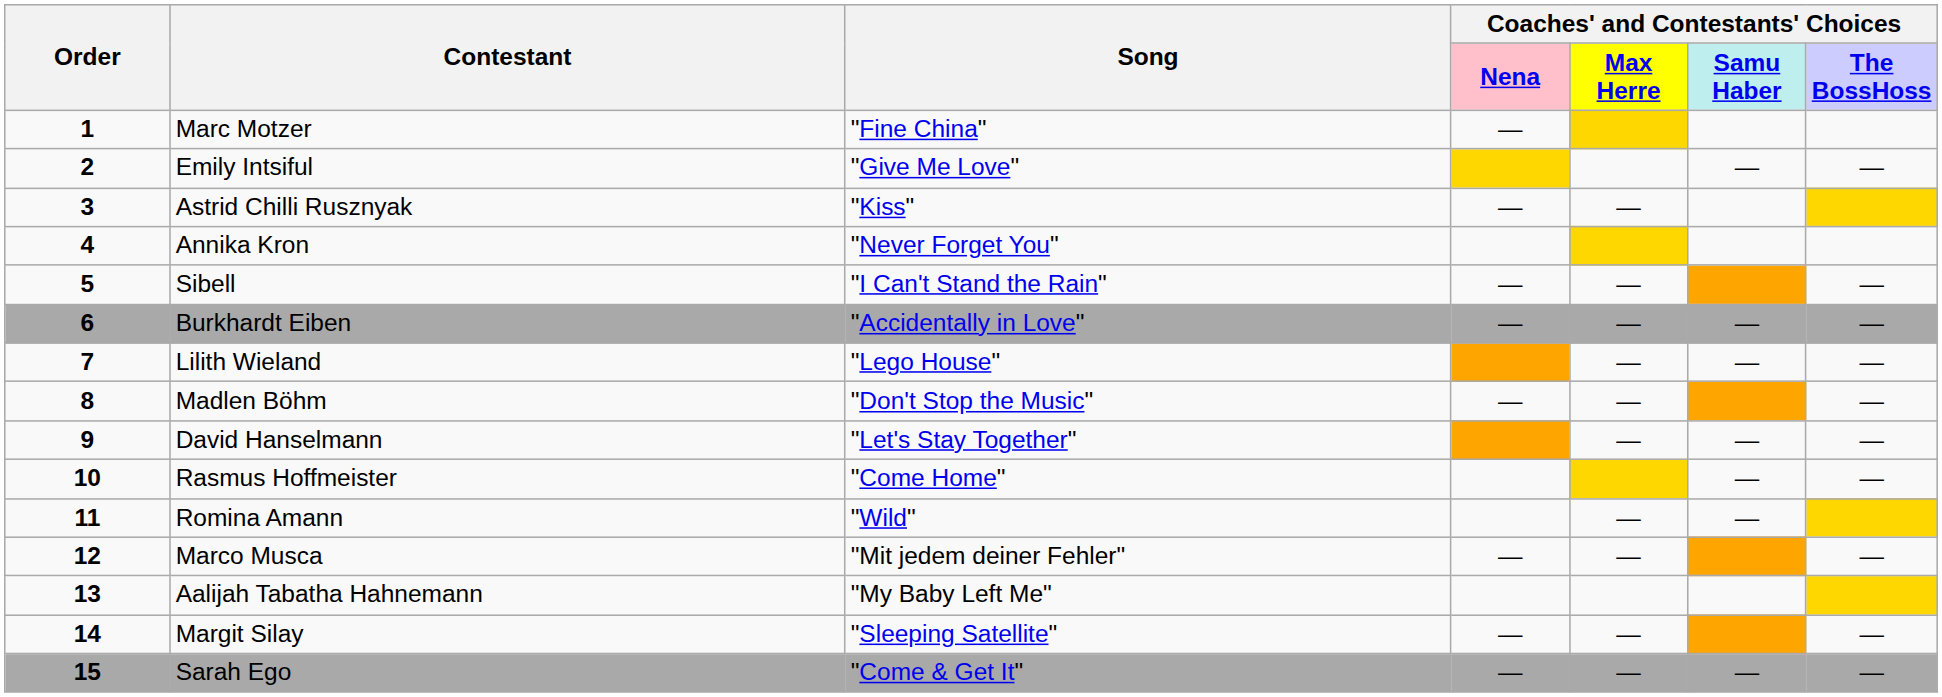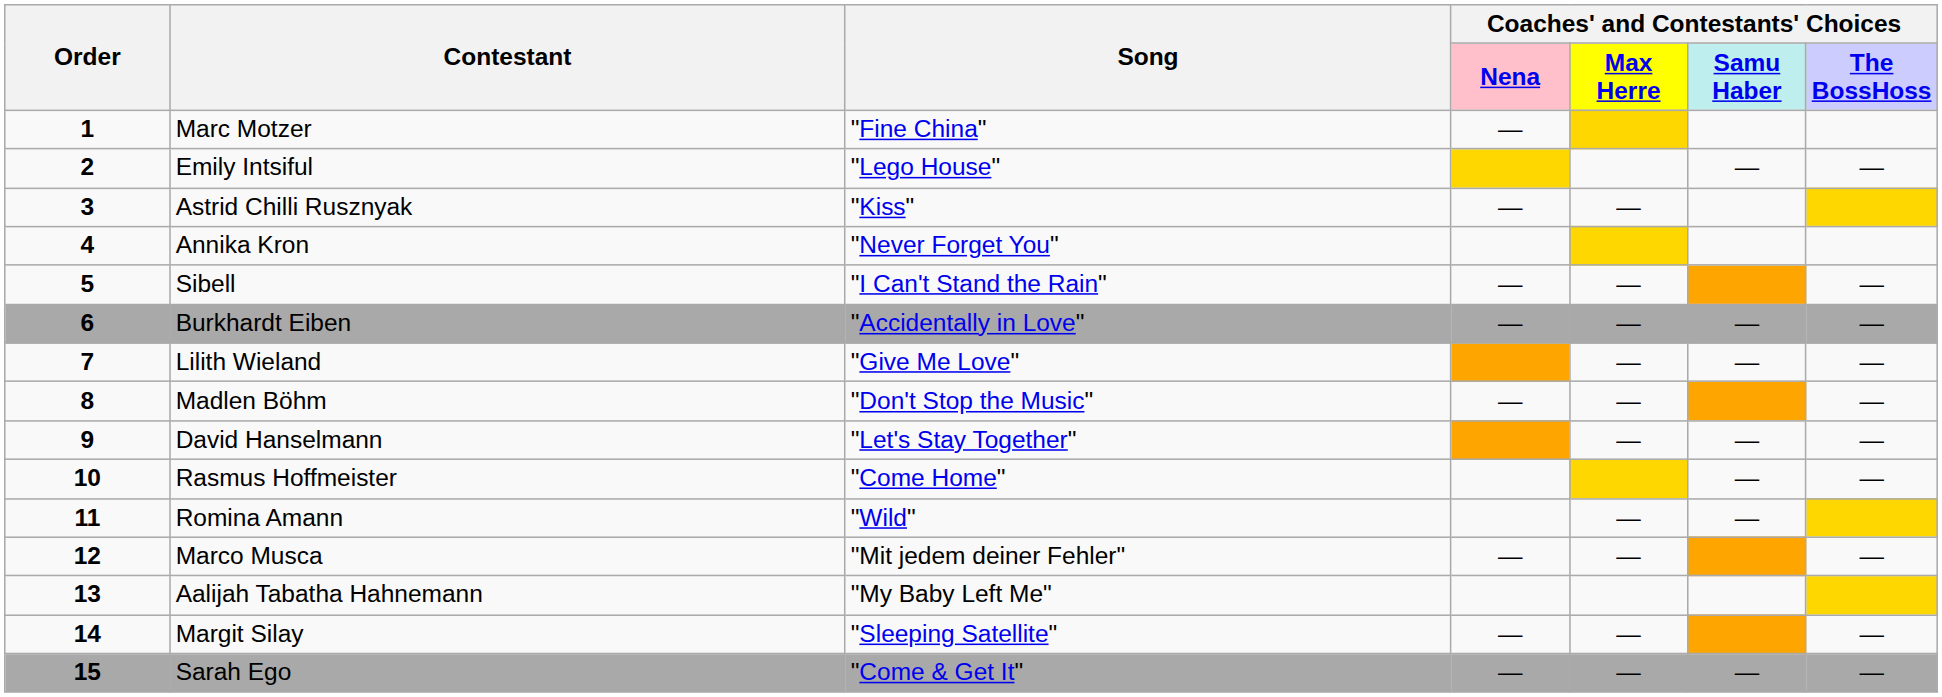(935, 167) "Give Me Love" -> (925, 167) "Lego House"
(925, 362) "Lego House" -> (935, 362) "Give Me Love"
